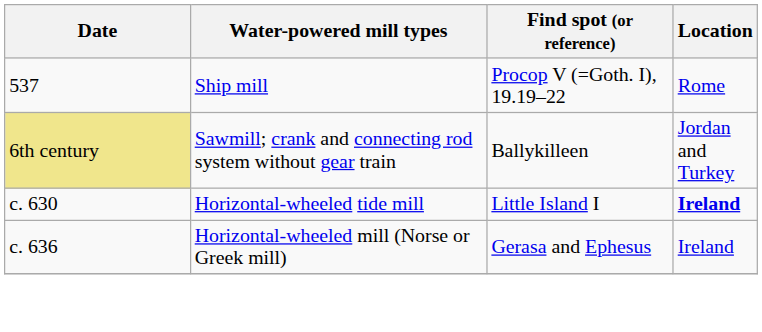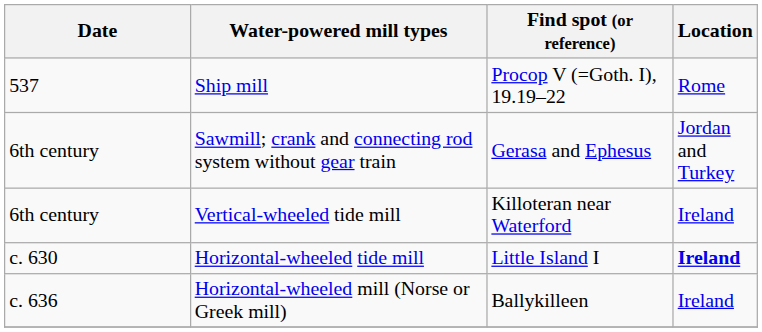(54, 150) khaki background -> (54, 150) no background
(540, 150) Ballykilleen -> (571, 150) Gerasa and Ephesus
+ row: (298, 215)
(571, 246) Gerasa and Ephesus -> (540, 300) Ballykilleen
